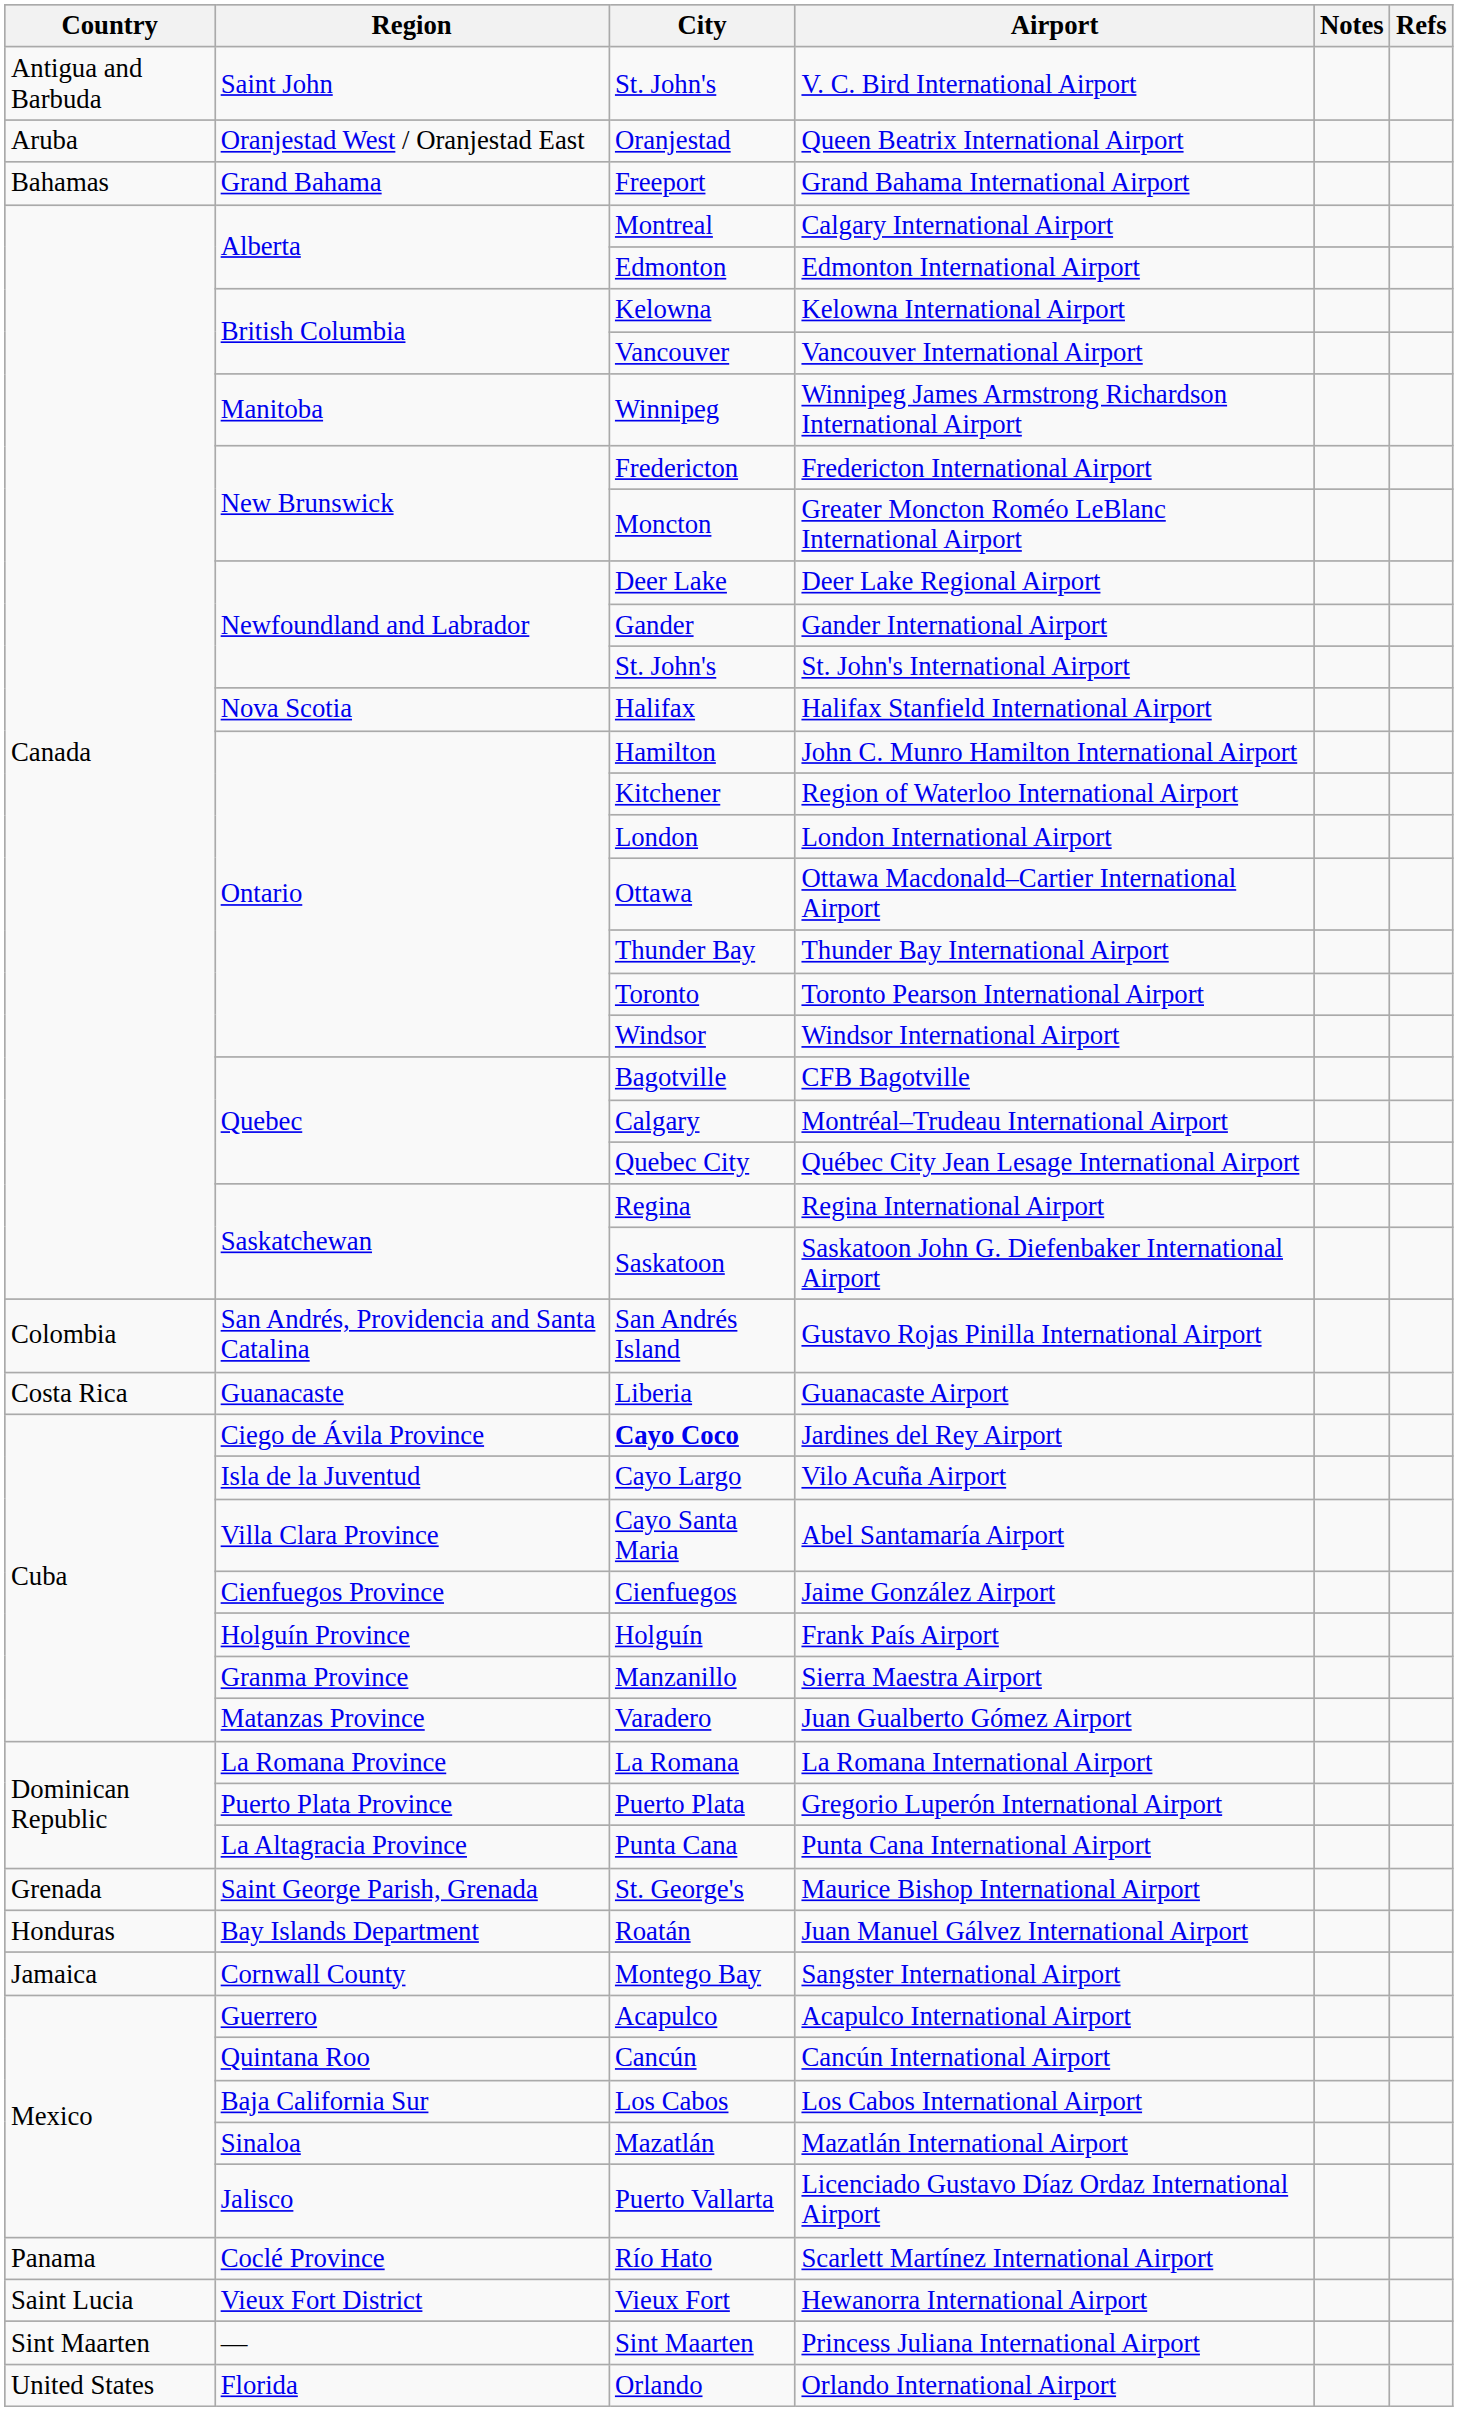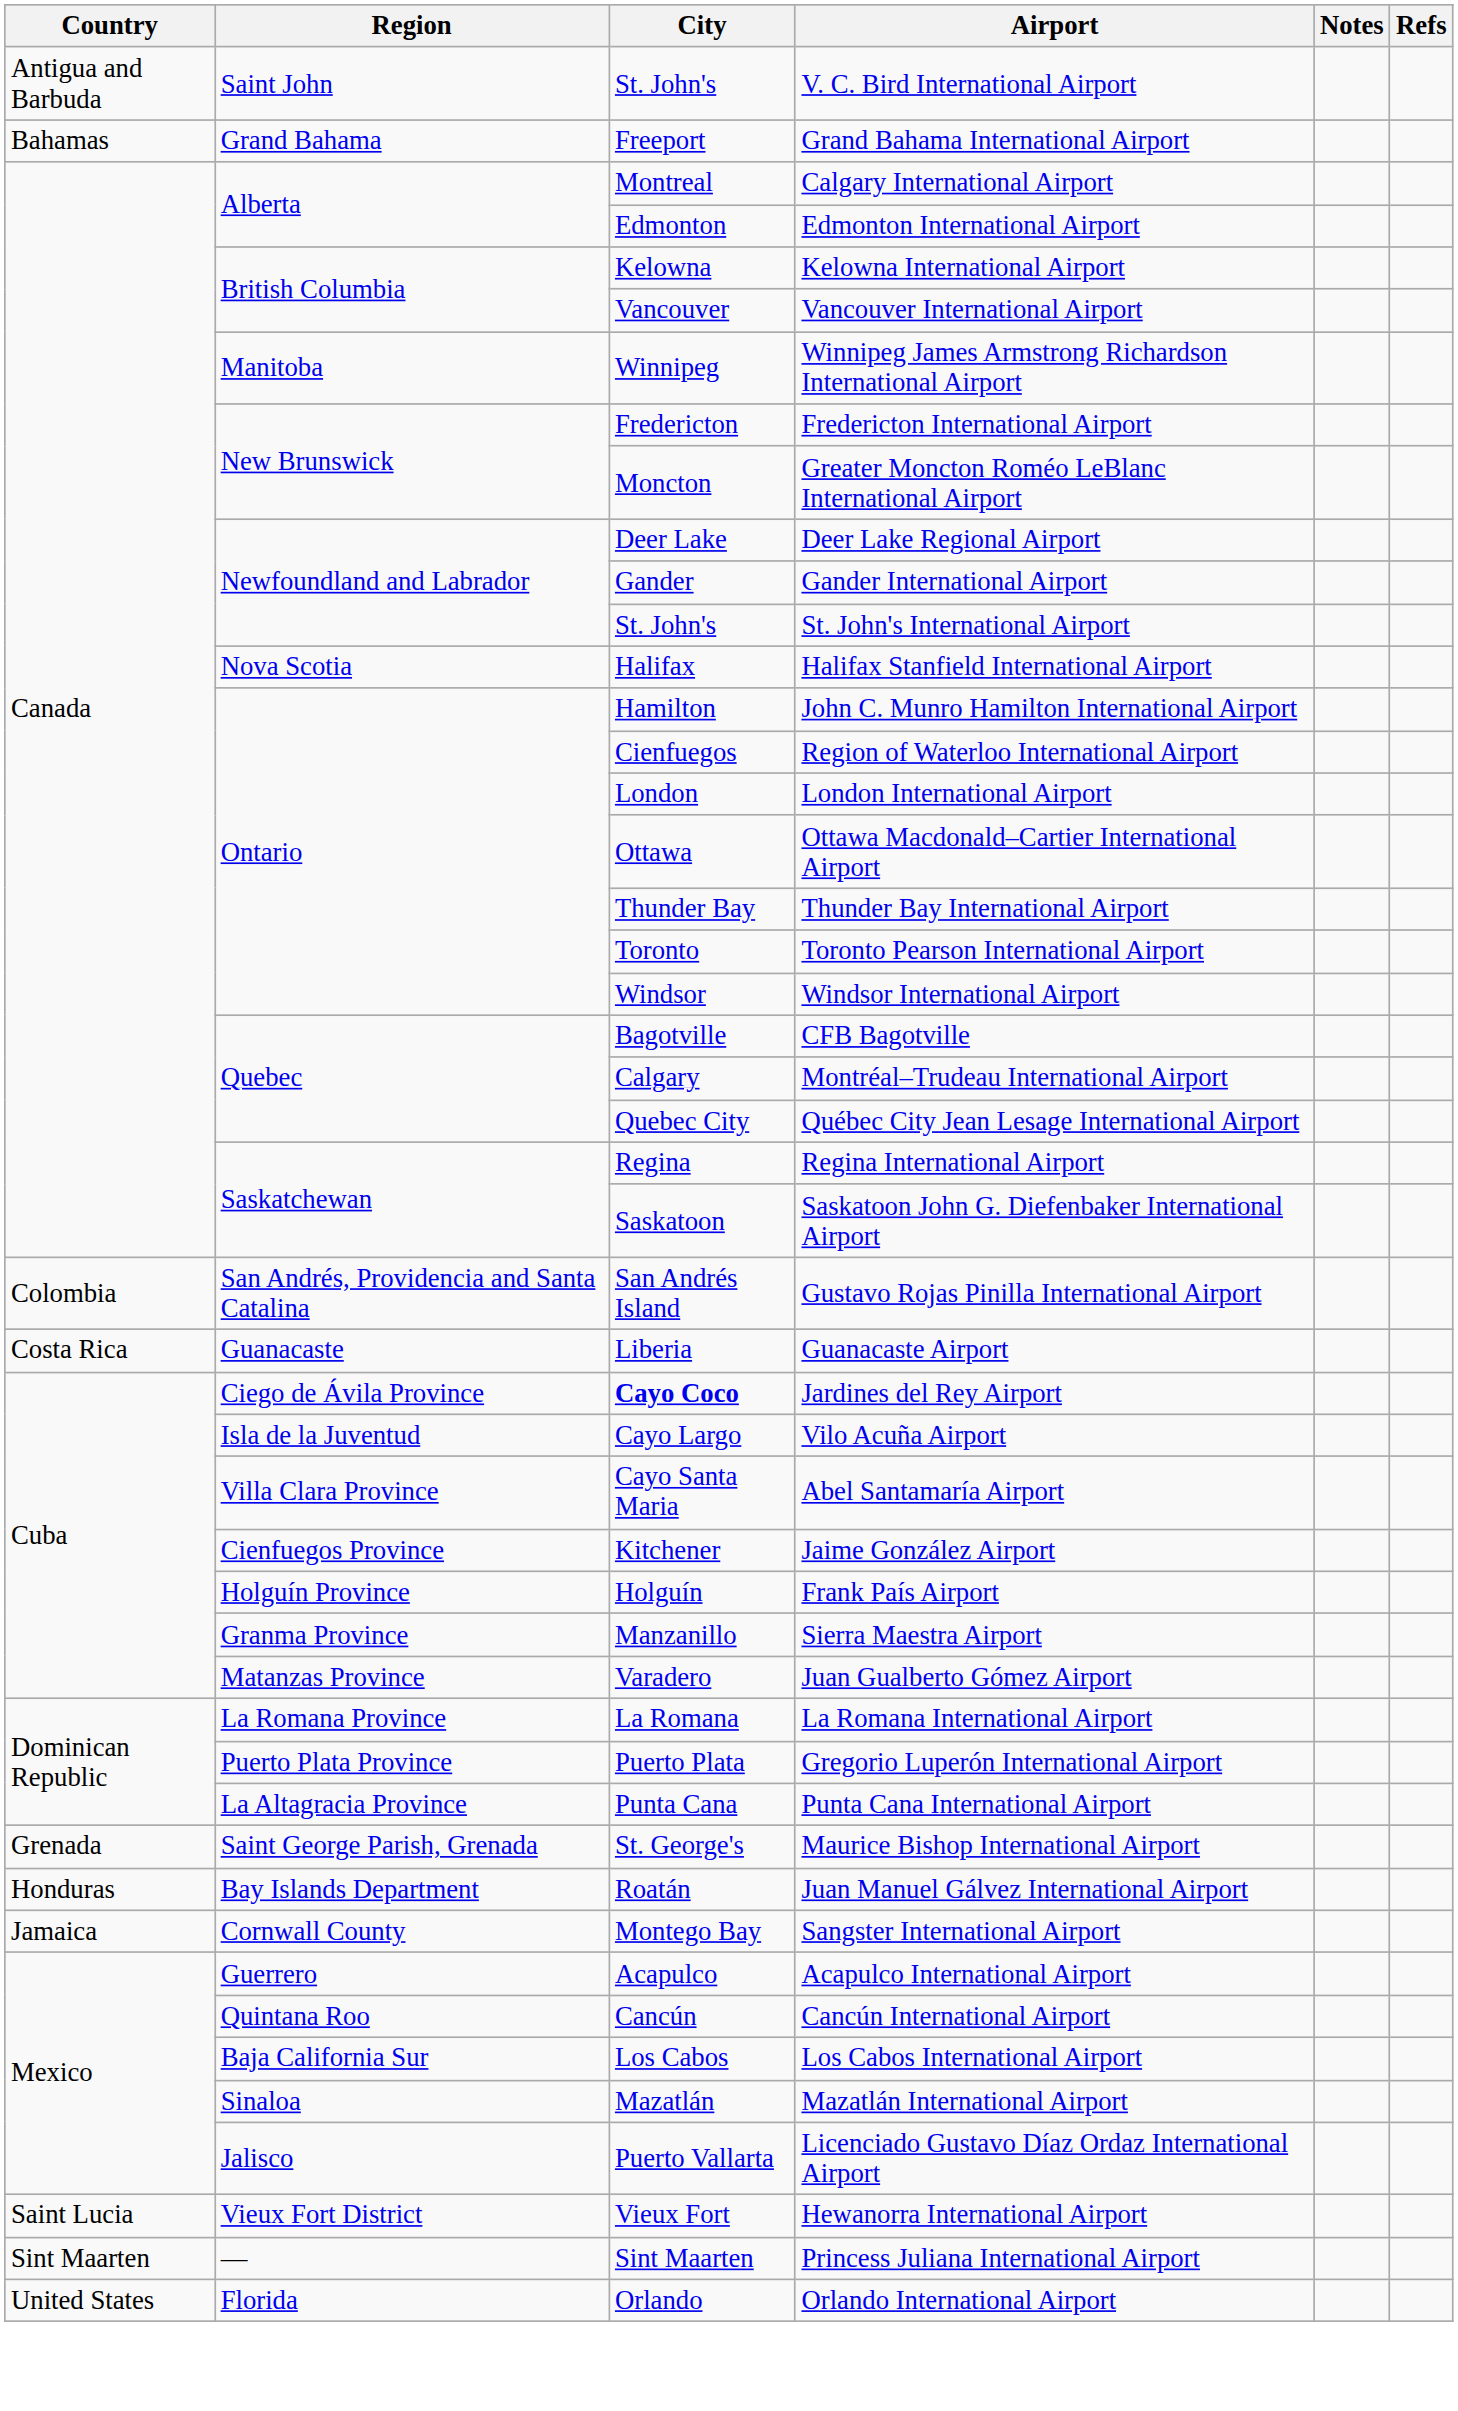- row: (993, 140)
(668, 793) Kitchener -> (676, 751) Cienfuegos
(676, 1592) Cienfuegos -> (668, 1549) Kitchener
- row: (1007, 2257)
